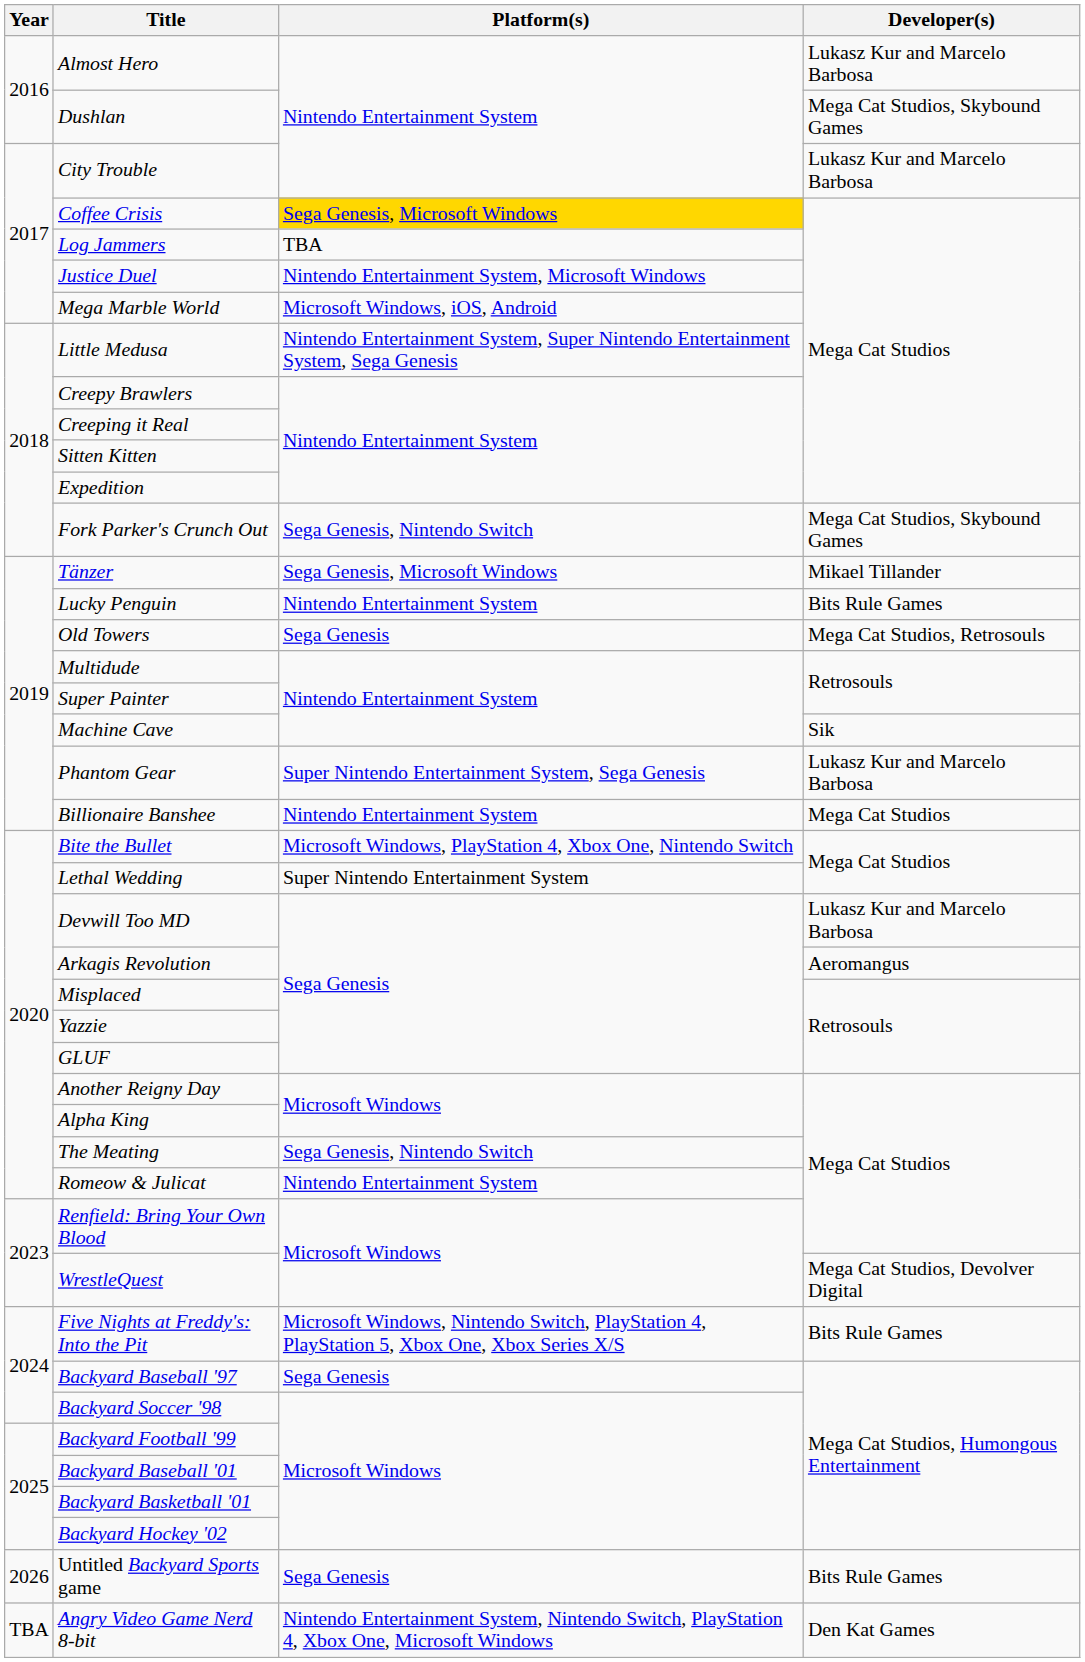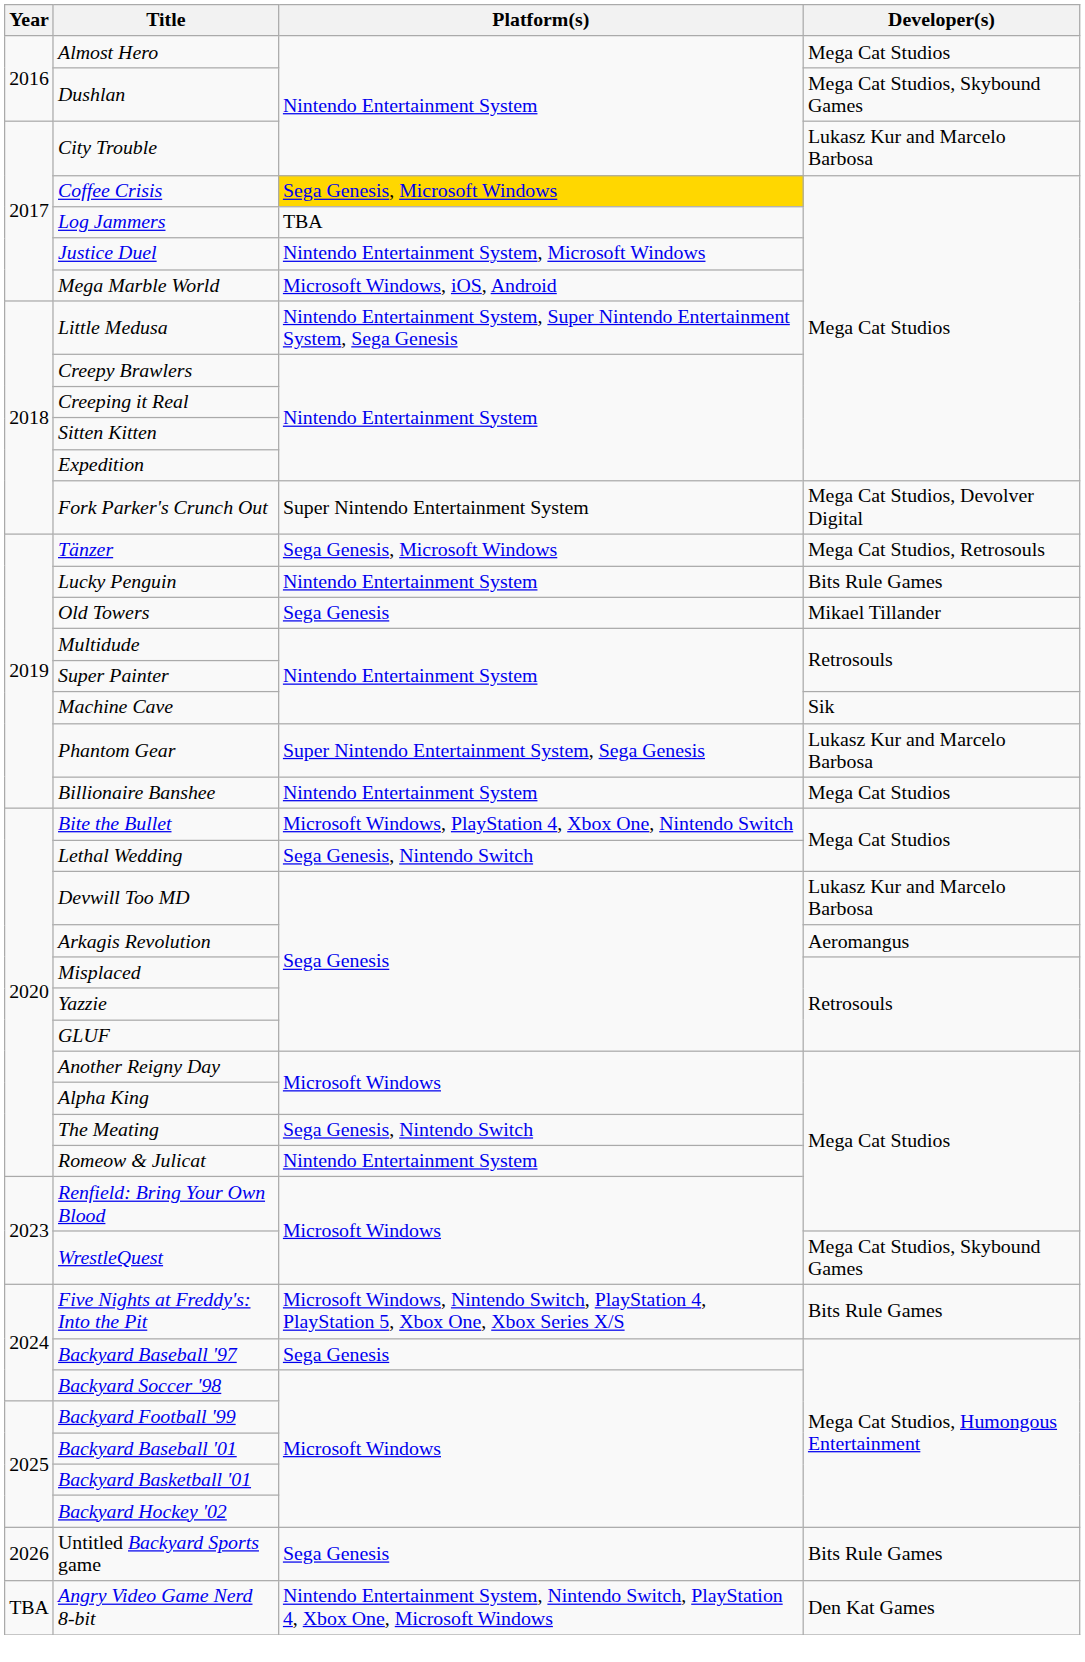(907, 62) Lukasz Kur and Marcelo Barbosa -> (879, 51) Mega Cat Studios
(408, 529) Sega Genesis, Nintendo Switch -> (436, 507) Super Nintendo Entertainment System
(924, 529) Mega Cat Studios, Skybound Games -> (921, 507) Mega Cat Studios, Devolver Digital
(874, 572) Mikael Tillander -> (926, 550) Mega Cat Studios, Retrosouls
(926, 635) Mega Cat Studios, Retrosouls -> (874, 612) Mikael Tillander
(436, 877) Super Nintendo Entertainment System -> (408, 855) Sega Genesis, Nintendo Switch
(921, 1279) Mega Cat Studios, Devolver Digital -> (924, 1257) Mega Cat Studios, Skybound Games
